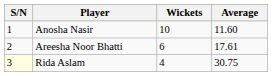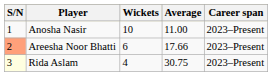+ column: (236, 12)
(226, 29) 11.60 -> (176, 29) 11.00
(9, 46) no background -> (9, 46) lightsalmon background
(226, 46) 17.61 -> (176, 46) 17.66
